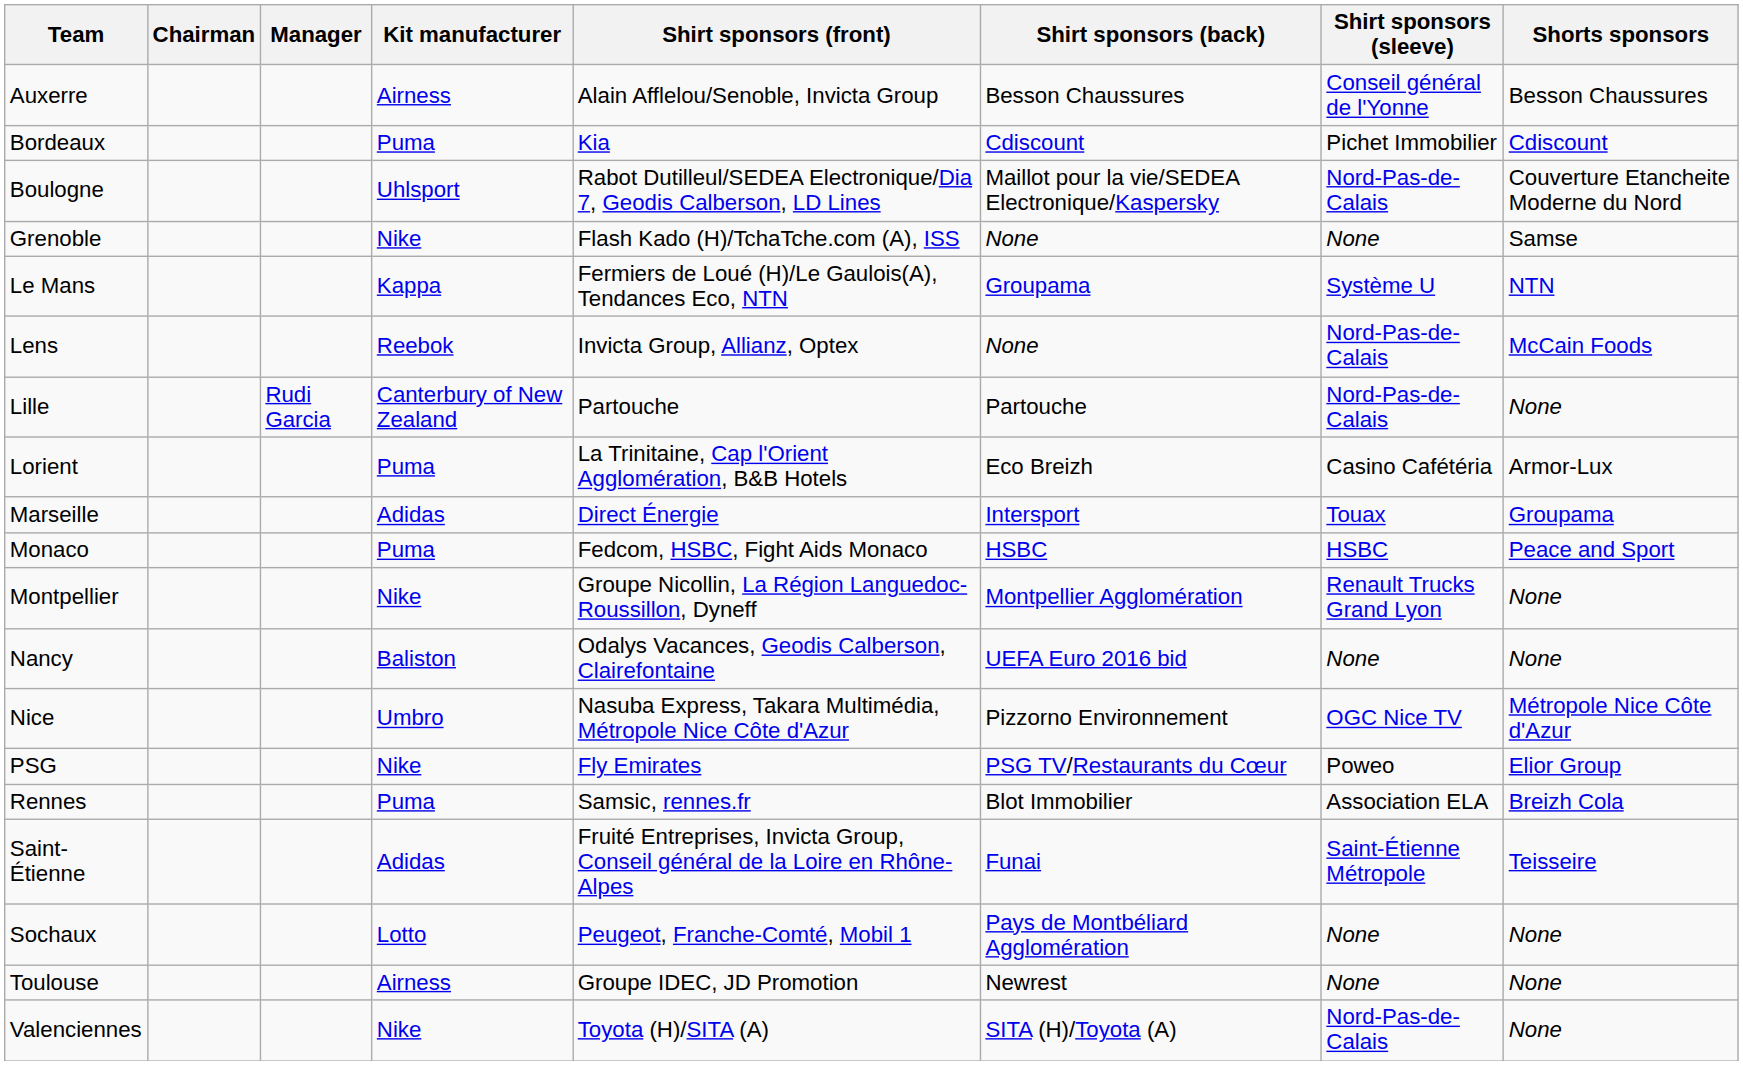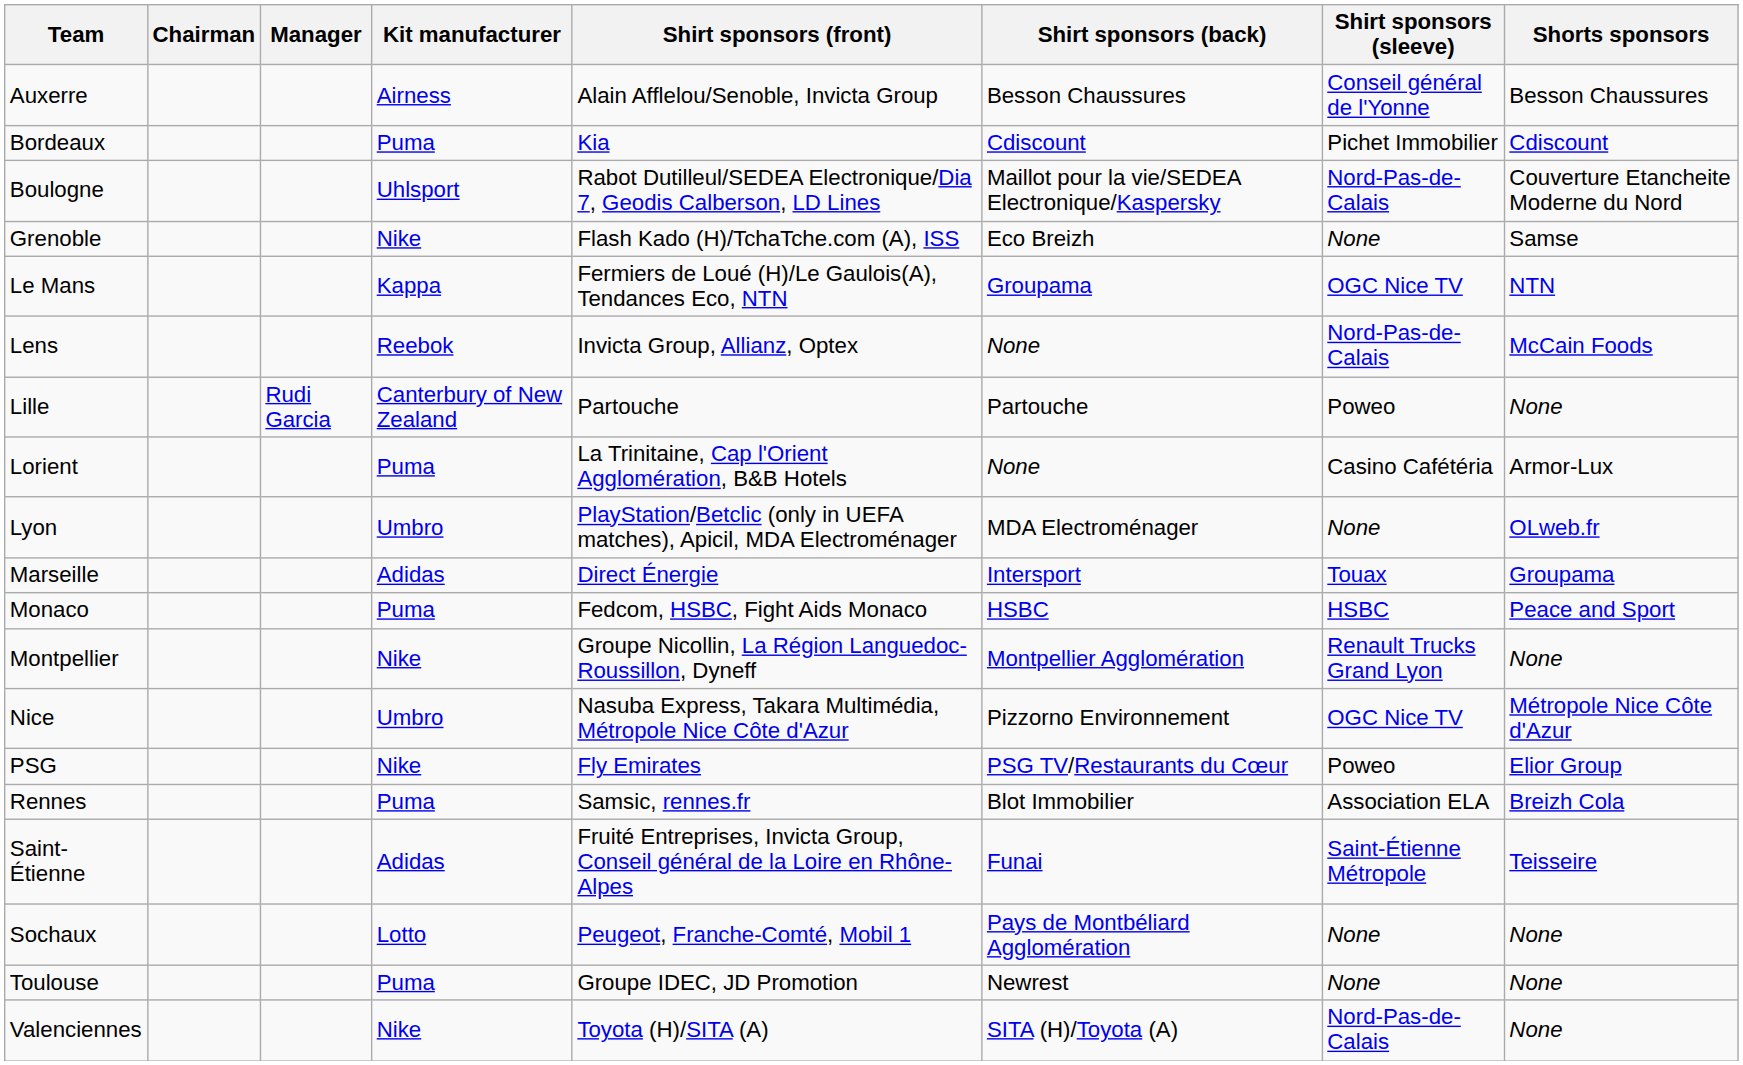(1012, 238) None -> (1041, 238) Eco Breizh
(1381, 286) Système U -> (1395, 286) OGC Nice TV
(1393, 406) Nord-Pas-de-Calais -> (1361, 406) Poweo
(1039, 466) Eco Breizh -> (1013, 466) None
+ row: (34, 527)
- row: (41, 658)
(414, 982) Airness -> (406, 982) Puma
